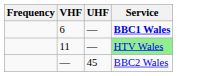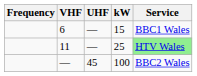+ column: (122, 12)
(142, 29) bold -> (162, 29) normal
